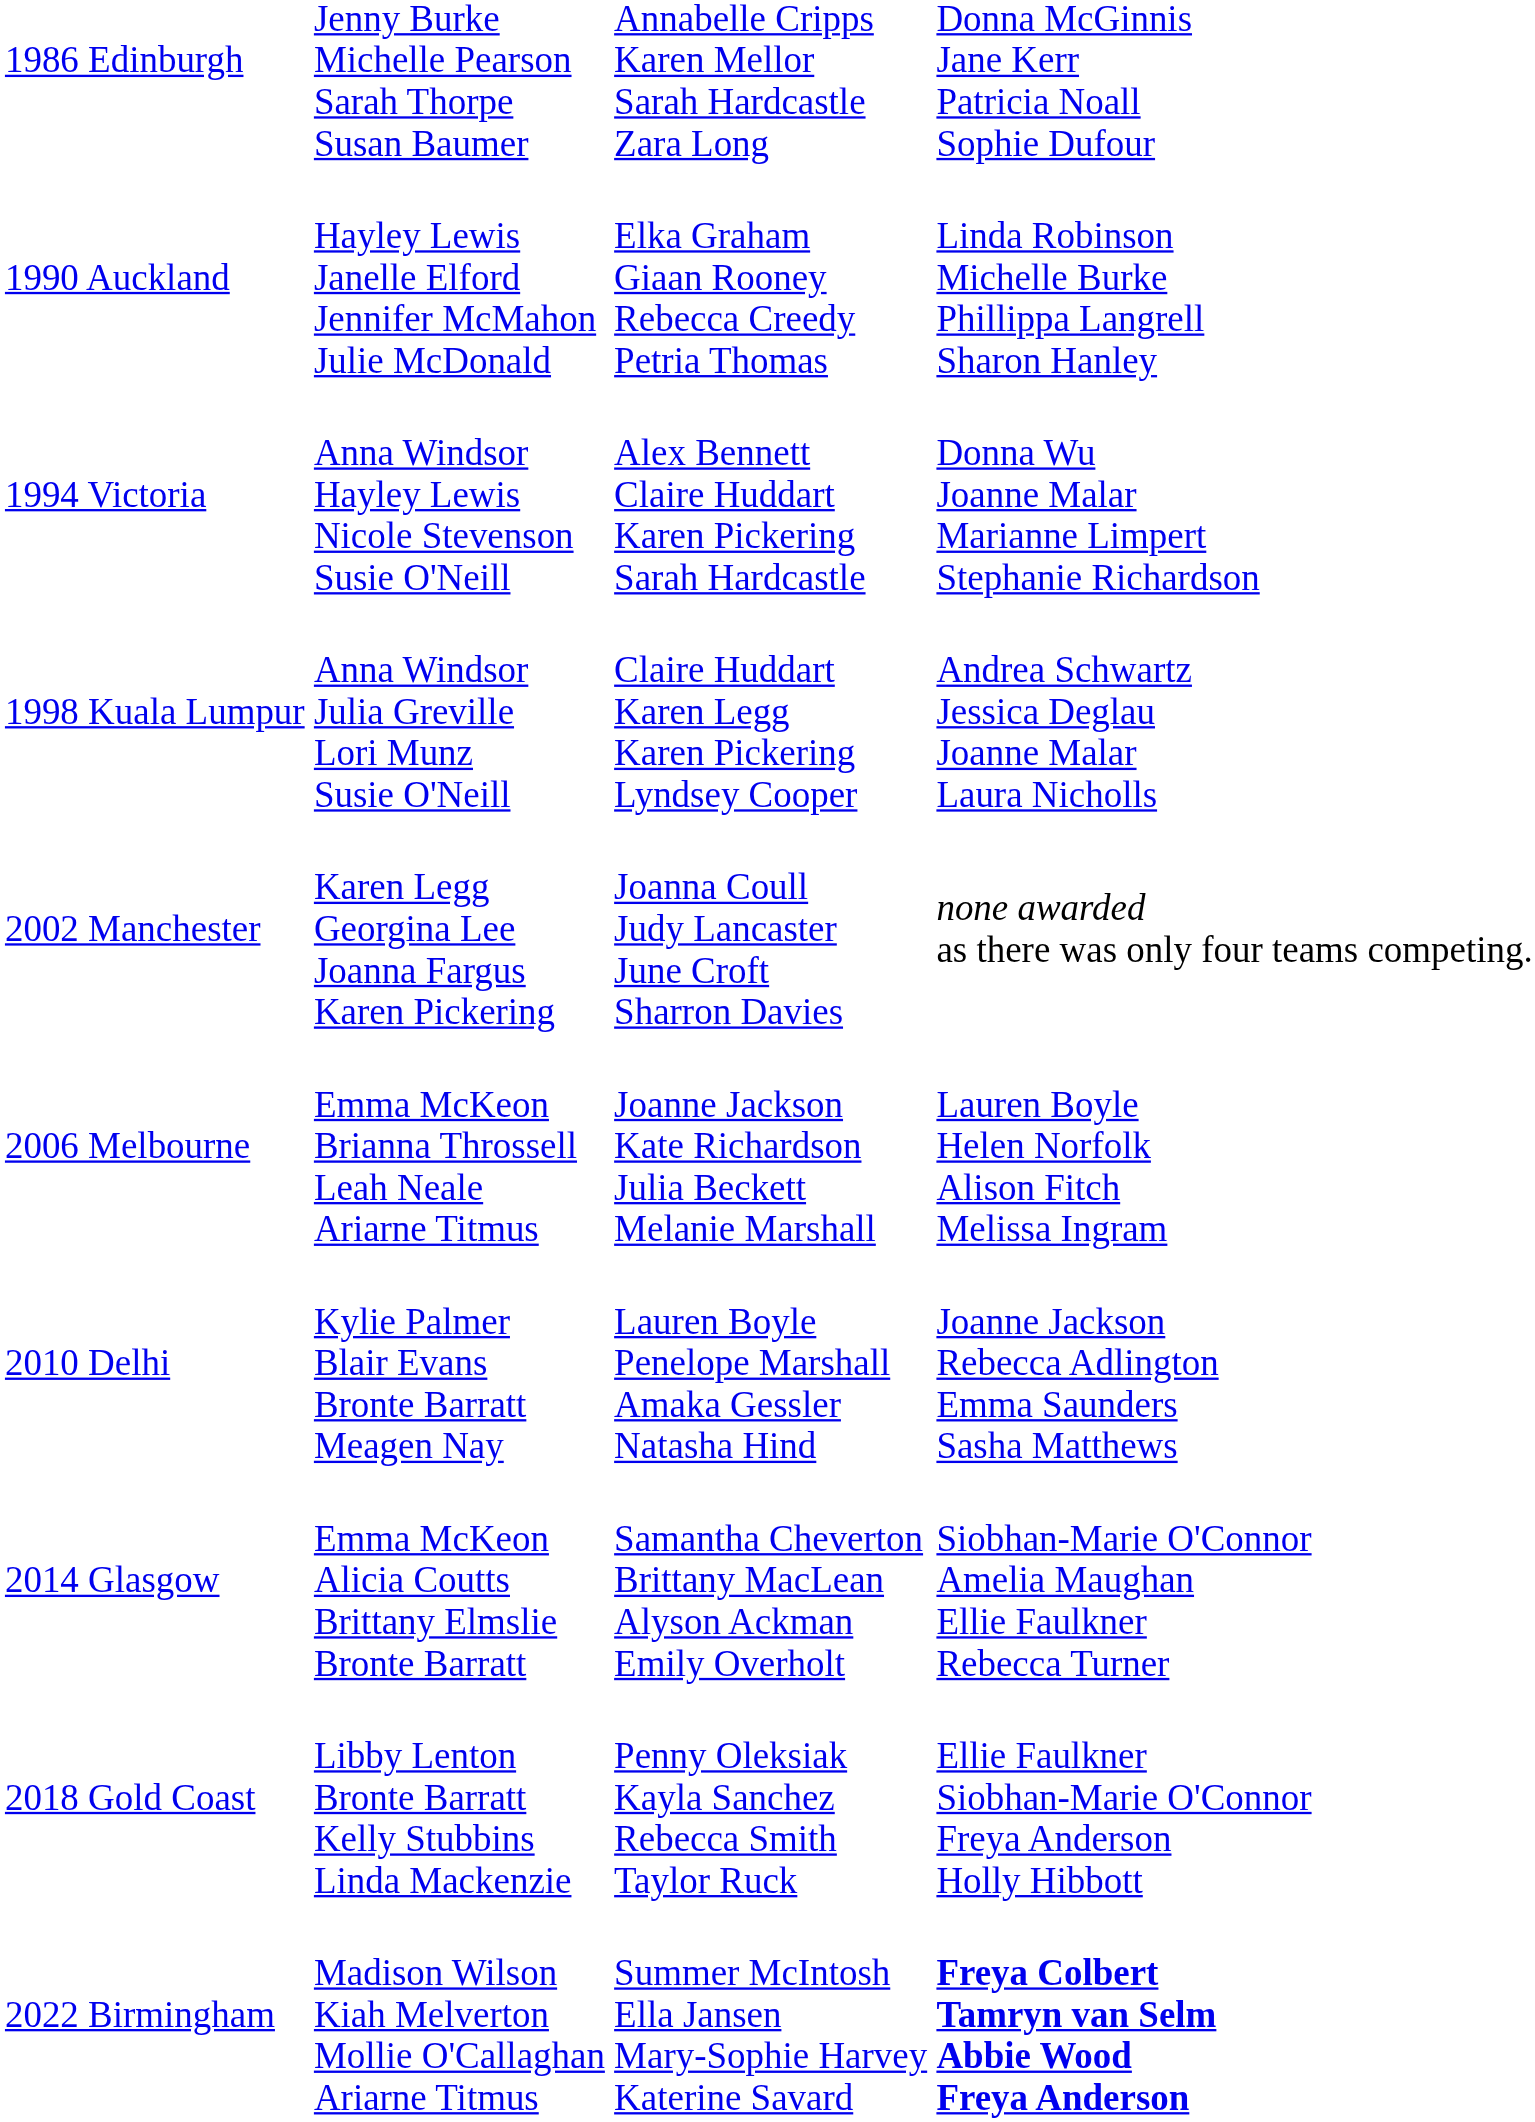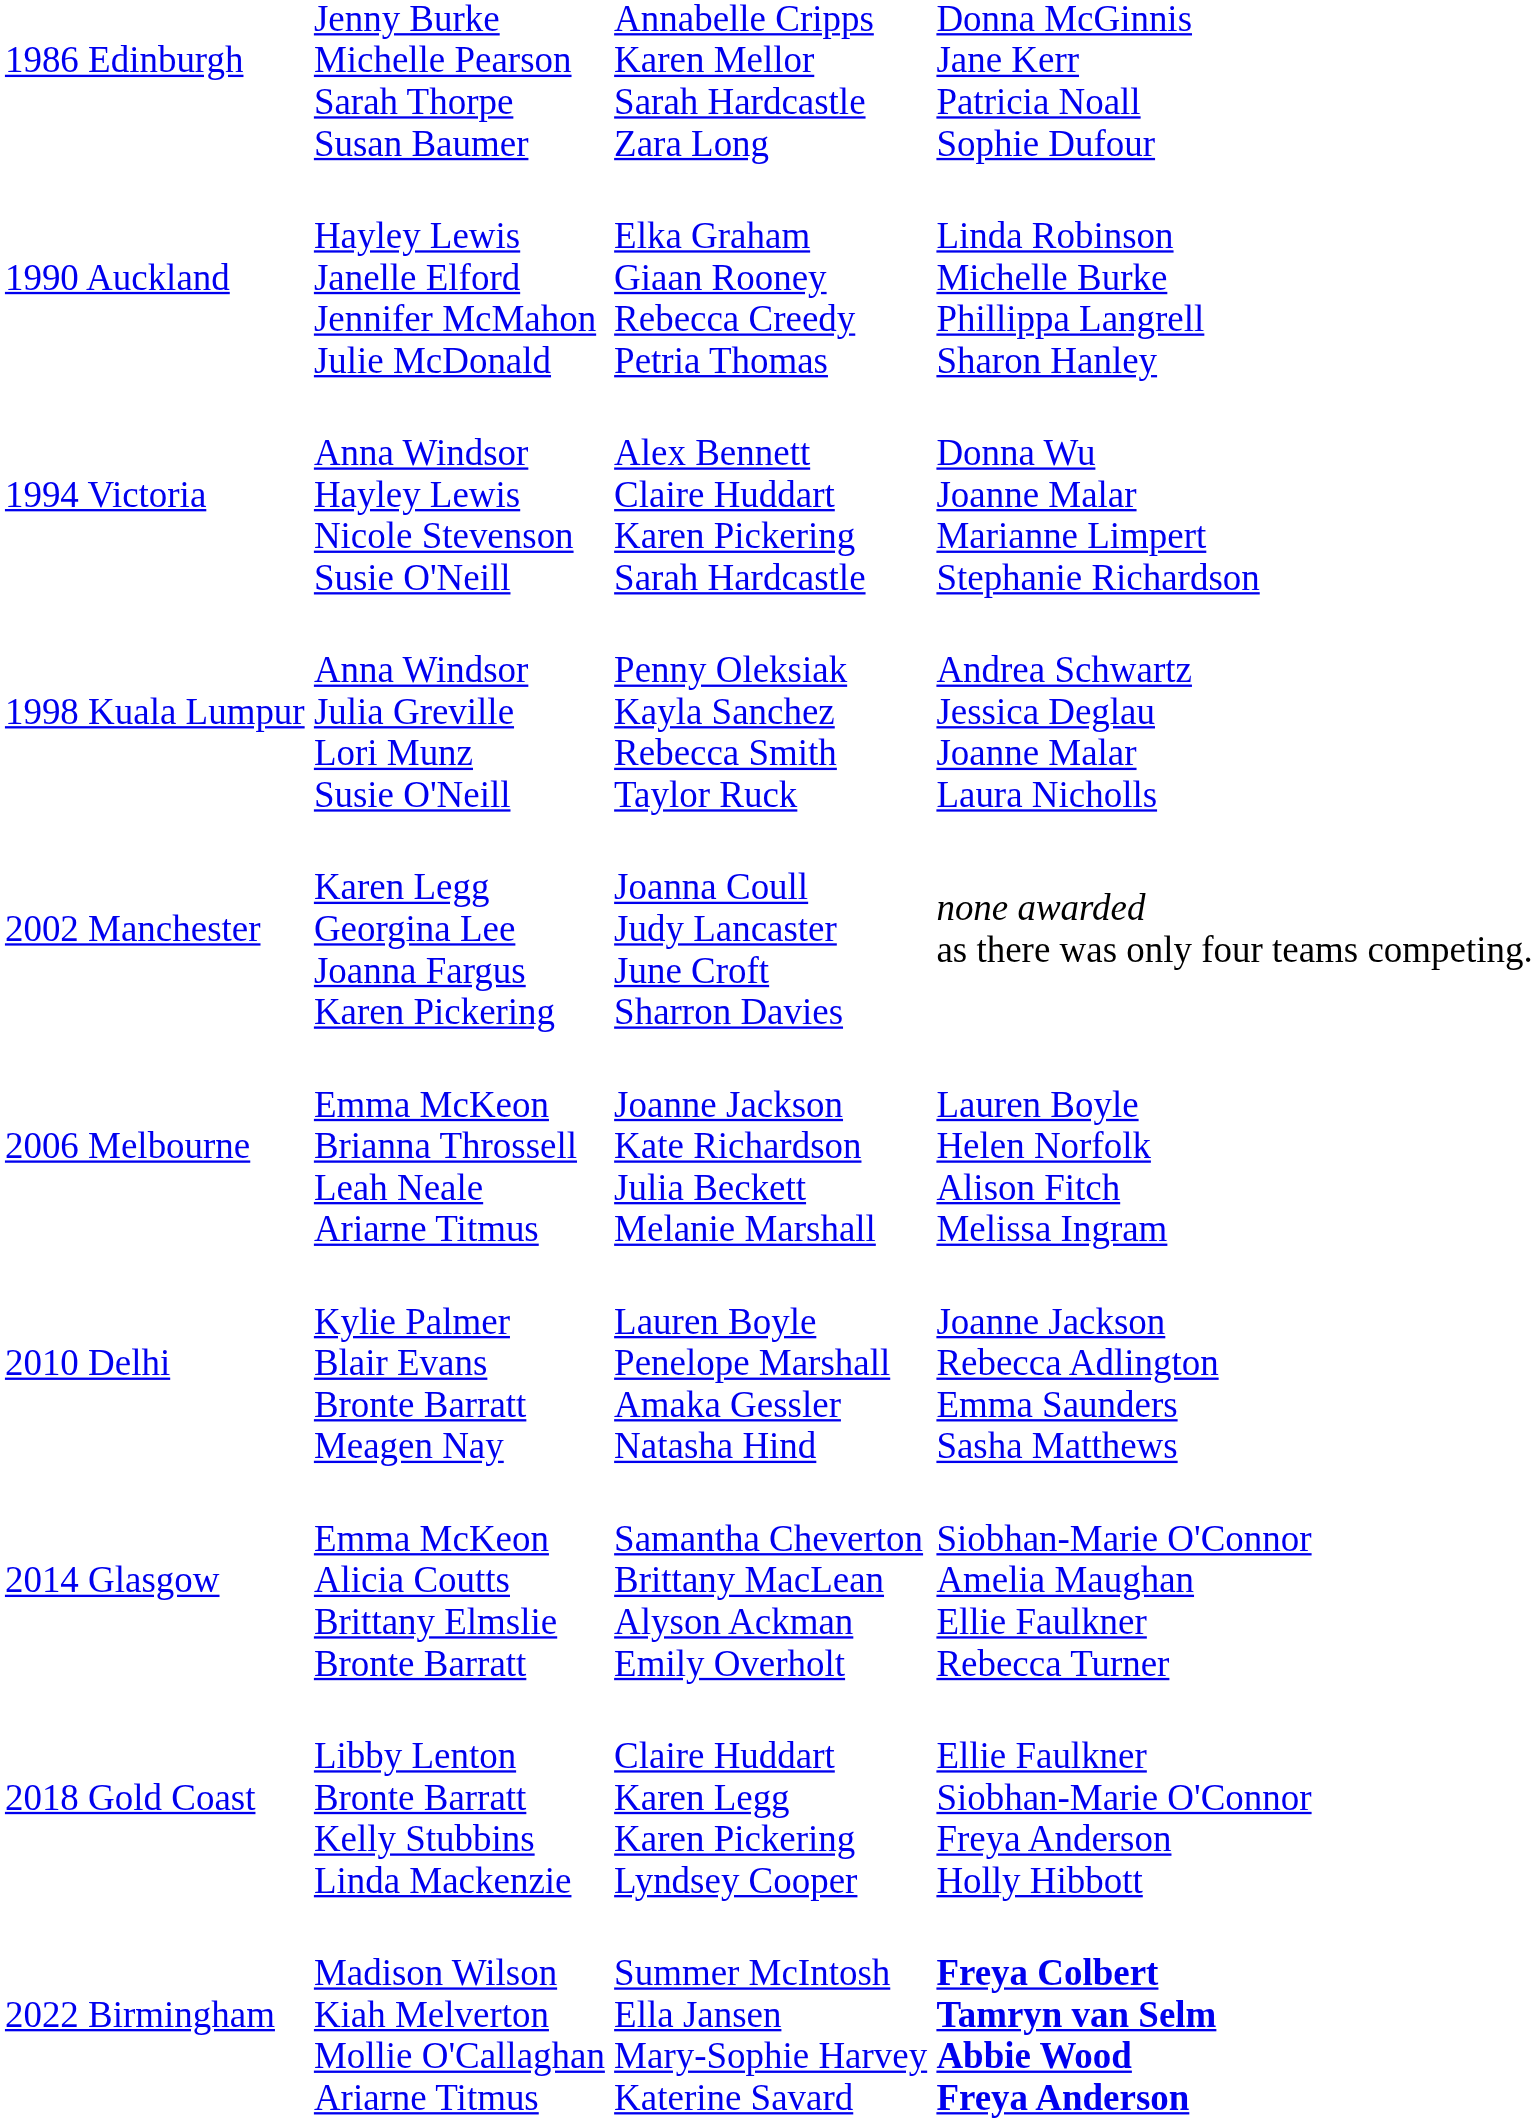(736, 732) Claire Huddart Karen Legg Karen Pickering Lyndsey Cooper -> (731, 732) Penny Oleksiak Kayla Sanchez Rebecca Smith Taylor Ruck
(731, 1818) Penny Oleksiak Kayla Sanchez Rebecca Smith Taylor Ruck -> (736, 1818) Claire Huddart Karen Legg Karen Pickering Lyndsey Cooper
